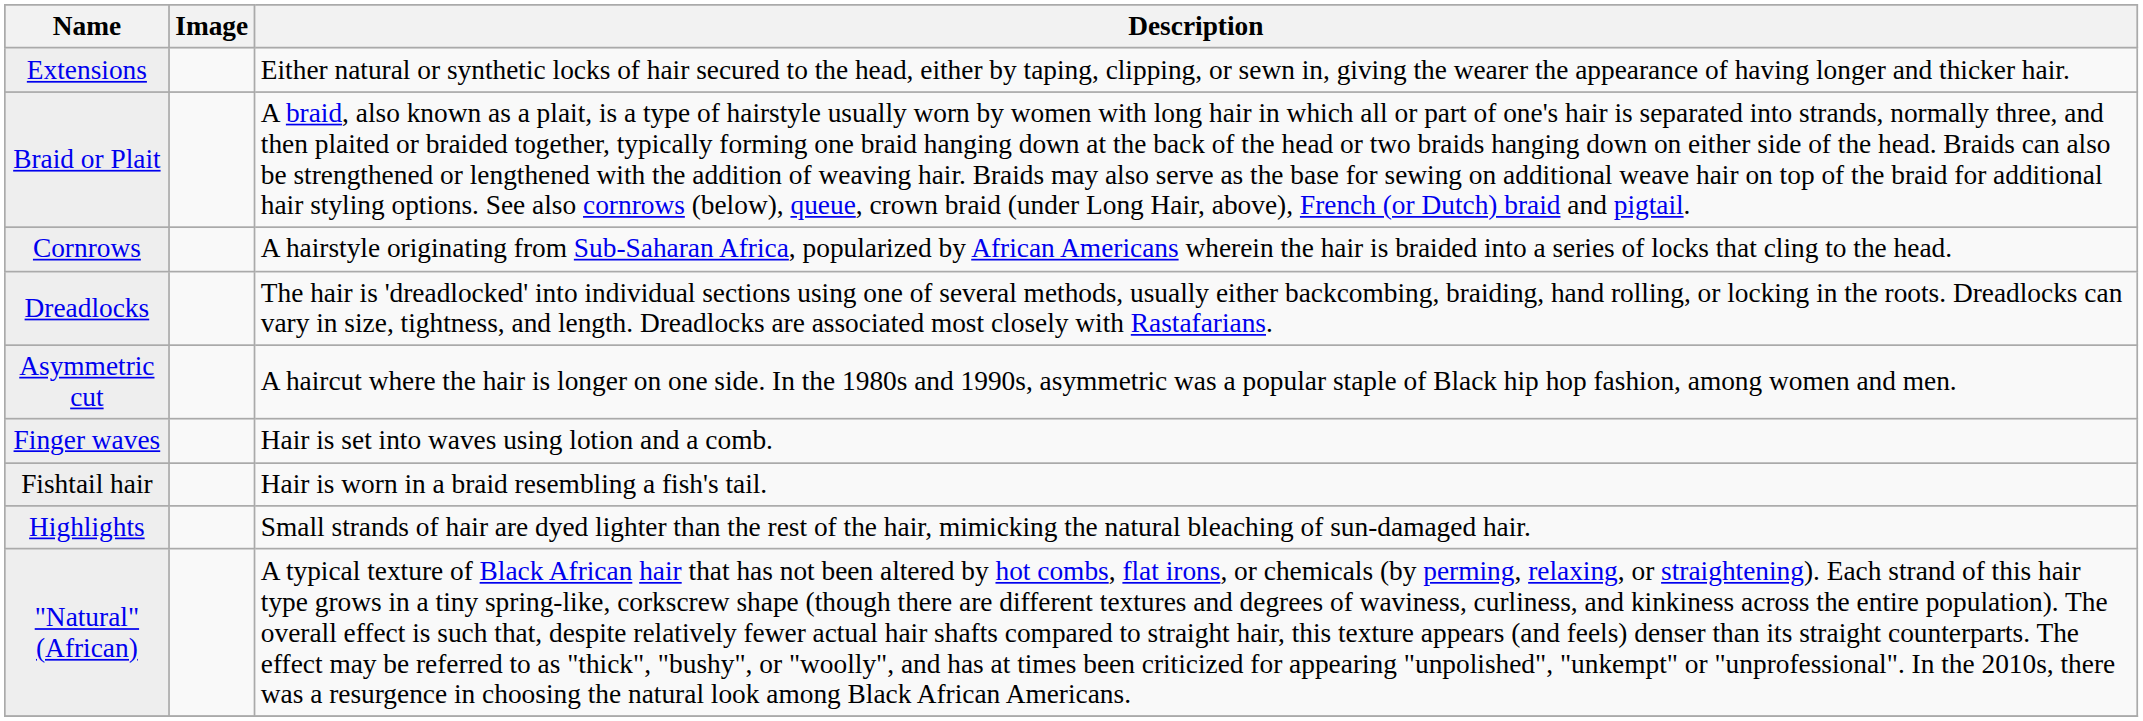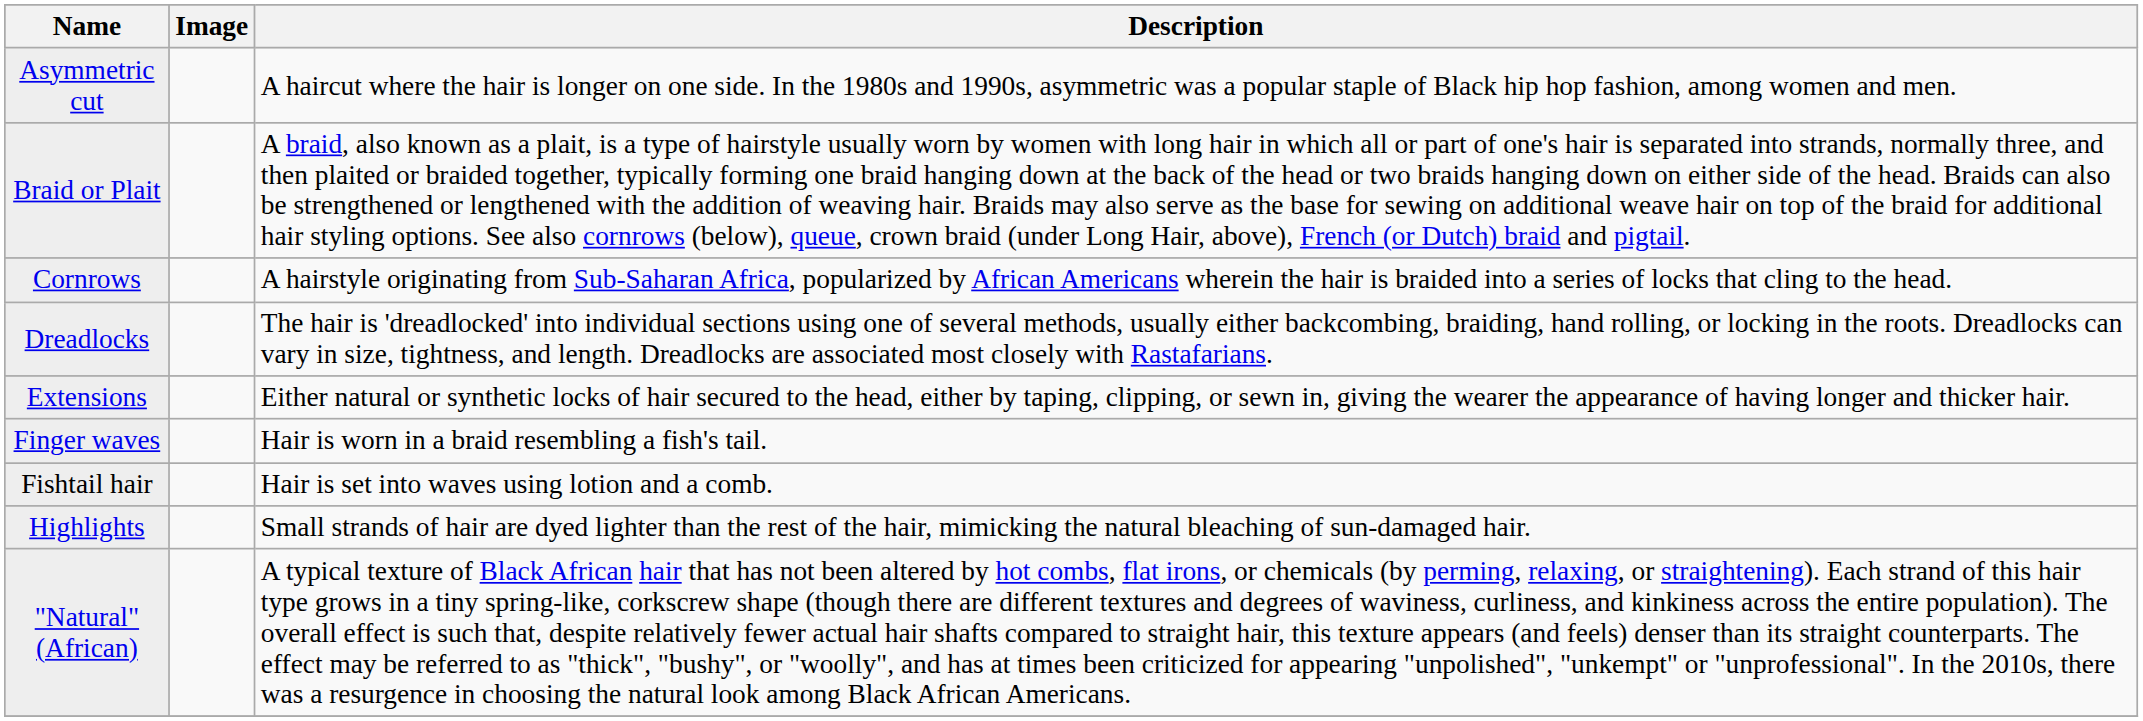rows swapped: (87, 381) <-> (87, 69)
(517, 440) Hair is set into waves using lotion and a comb. -> (514, 440) Hair is worn in a braid resembling a fish's tail.
(514, 483) Hair is worn in a braid resembling a fish's tail. -> (517, 483) Hair is set into waves using lotion and a comb.
